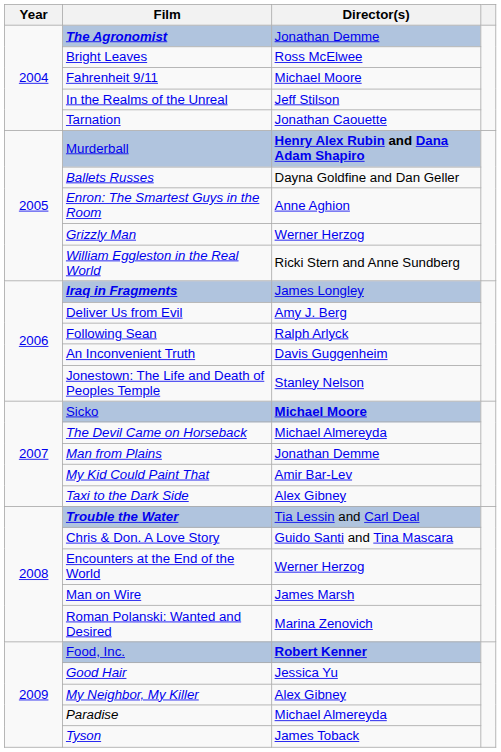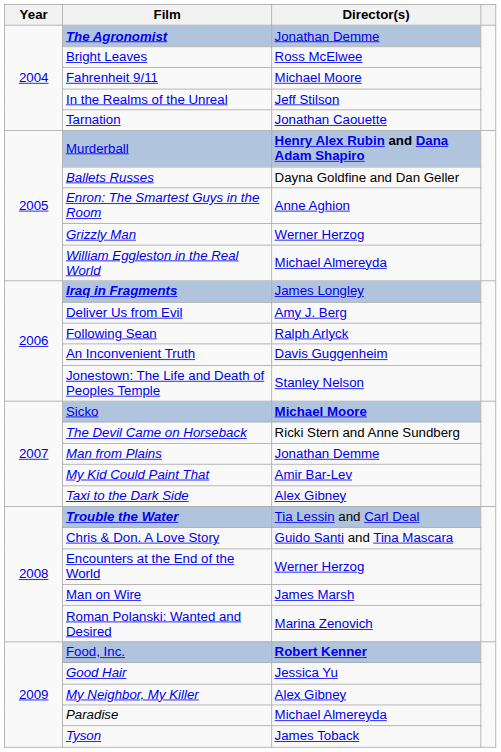(367, 262) Ricki Stern and Anne Sundberg -> (331, 262) Michael Almereyda
(331, 432) Michael Almereyda -> (367, 432) Ricki Stern and Anne Sundberg
